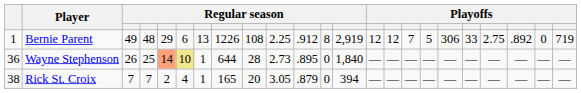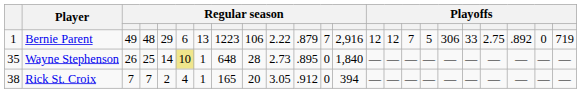(227, 39) 1226 -> (227, 39) 1223
(254, 39) 108 -> (254, 39) 106
(280, 39) 2.25 -> (280, 39) 2.22
(307, 39) .912 -> (307, 39) .879
(327, 39) 8 -> (327, 39) 7
(349, 39) 2,919 -> (349, 39) 2,916
(13, 59) 36 -> (13, 59) 35
(167, 59) lightsalmon background -> (167, 59) no background
(227, 59) 644 -> (227, 59) 648
(307, 78) .879 -> (307, 78) .912
